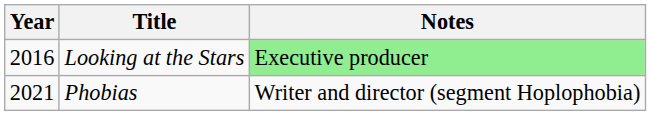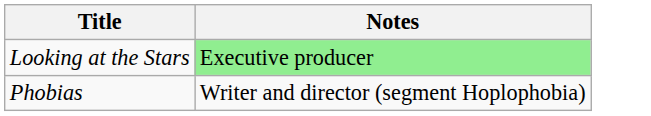- column: (32, 22)
